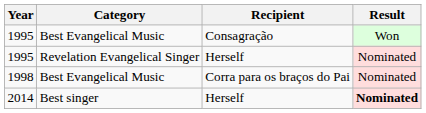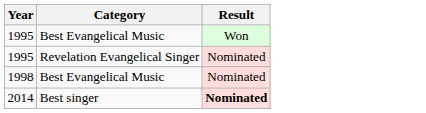- column: (278, 14)
